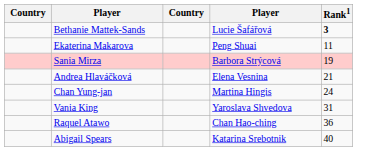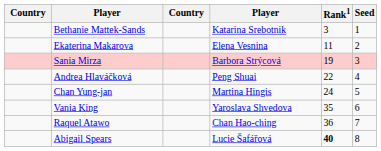+ column: (365, 13)
(242, 30) Lucie Šafářová -> (249, 30) Katarina Srebotnik
(326, 30) bold -> (326, 30) normal
(234, 45) Peng Shuai -> (240, 45) Elena Vesnina
(240, 76) Elena Vesnina -> (234, 76) Peng Shuai
(328, 76) 21 -> (328, 76) 22
(328, 107) 31 -> (328, 107) 35
(249, 138) Katarina Srebotnik -> (242, 138) Lucie Šafářová
(328, 138) normal -> (328, 138) bold
